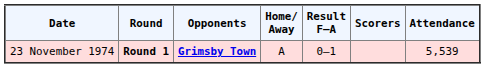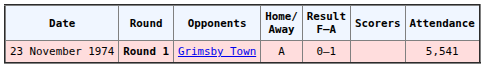(217, 52) bold -> (217, 52) normal
(442, 52) 5,539 -> (442, 52) 5,541
